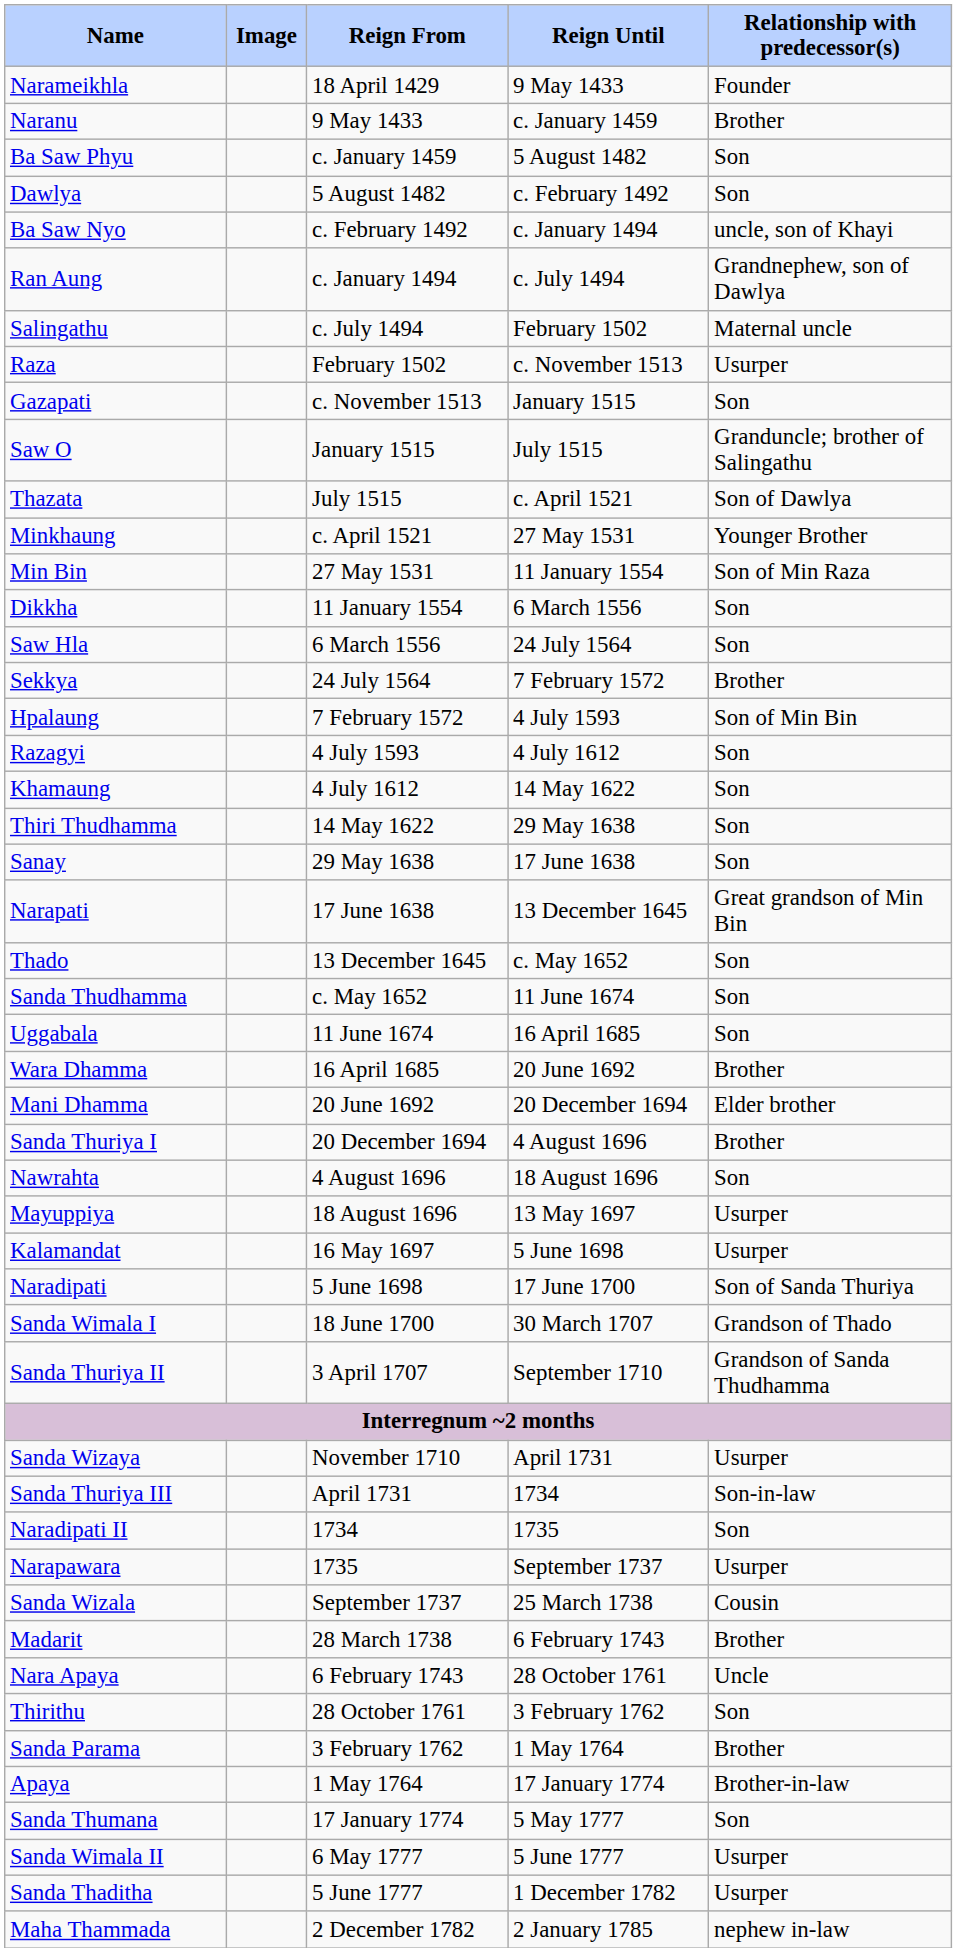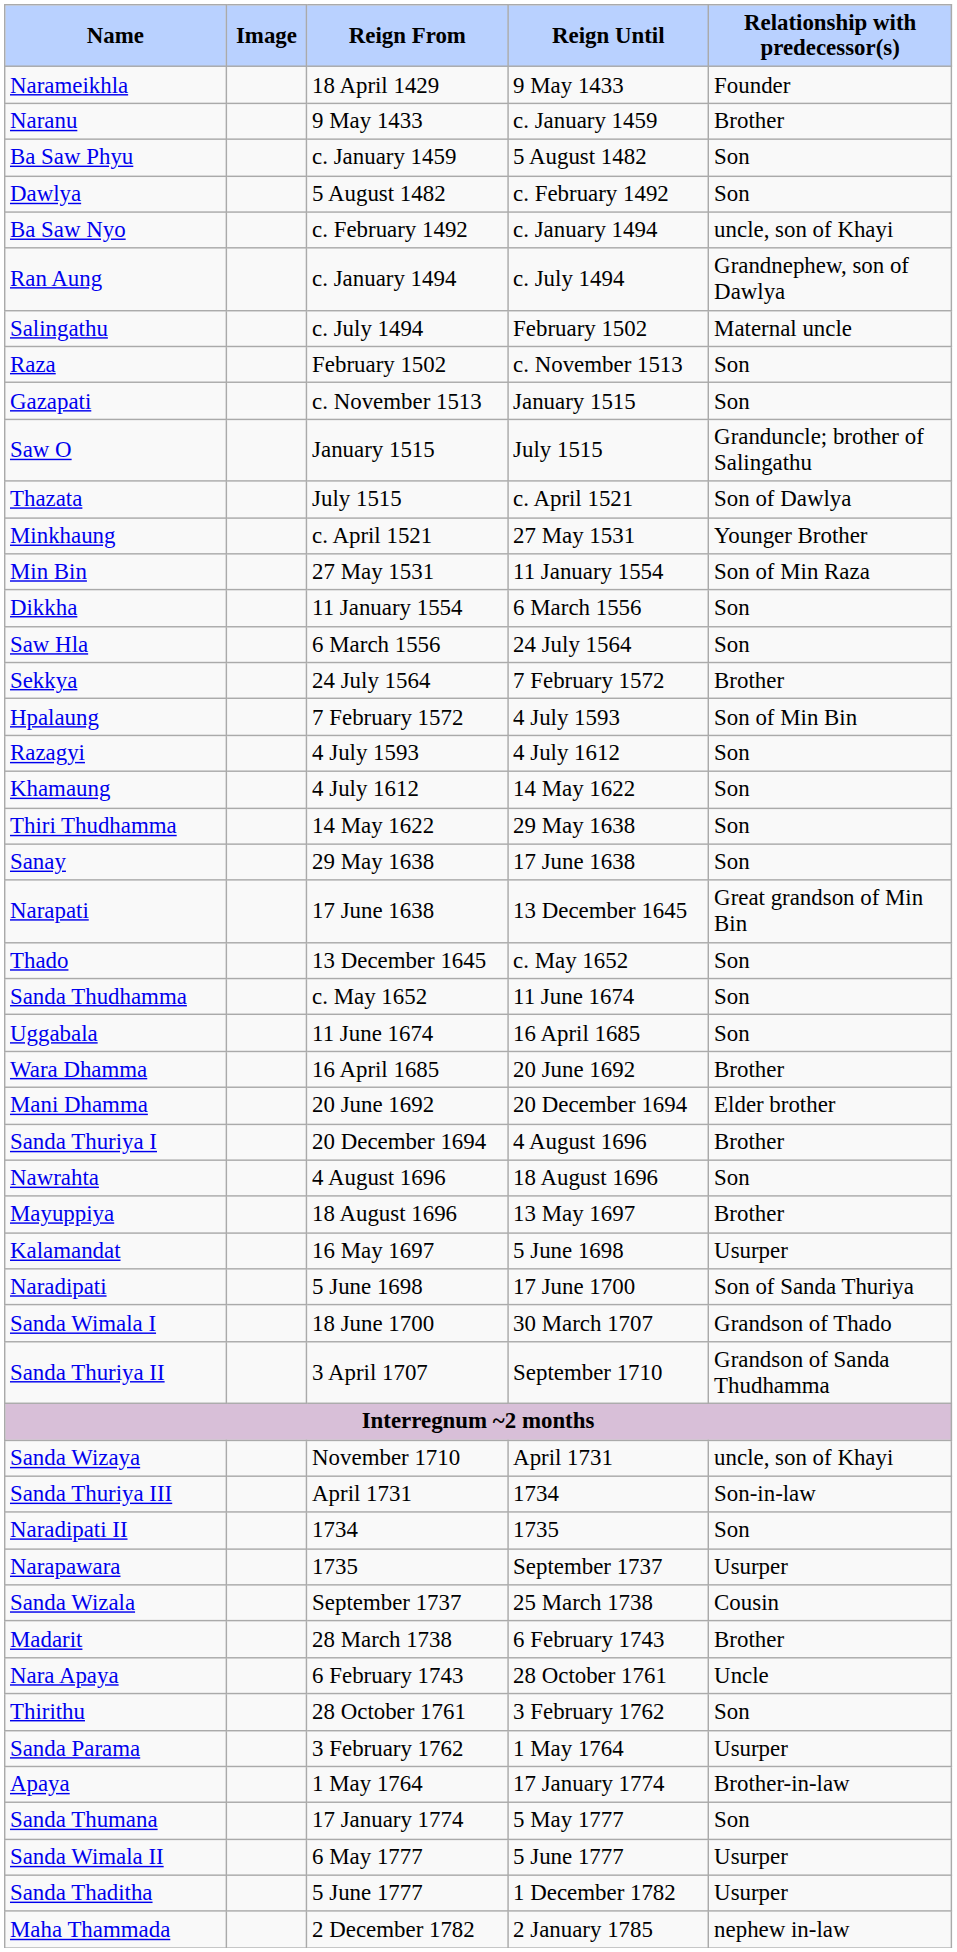(751, 364) Usurper -> (732, 364) Son
(751, 1214) Usurper -> (749, 1214) Brother
(751, 1457) Usurper -> (804, 1457) uncle, son of Khayi
(749, 1747) Brother -> (751, 1747) Usurper
